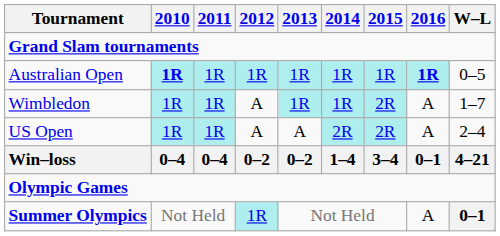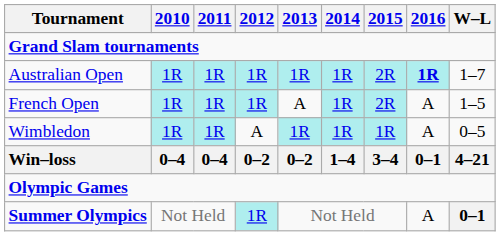(172, 74) bold -> (172, 74) normal
(385, 74) 1R -> (385, 74) 2R
(472, 74) 0–5 -> (472, 74) 1–7
+ row: (54, 102)
(385, 102) 2R -> (385, 130) 1R
(472, 102) 1–7 -> (472, 130) 0–5
- row: (41, 130)
